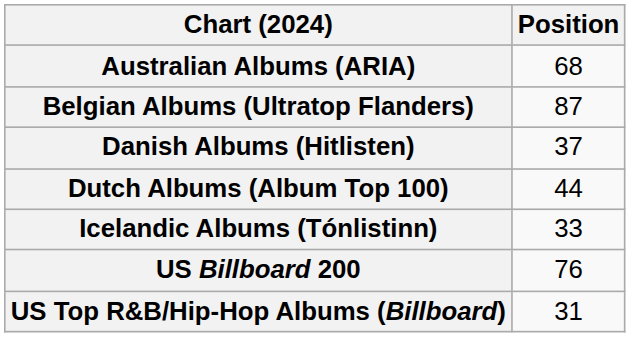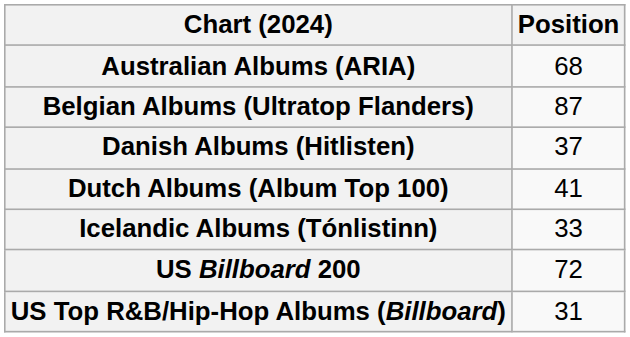(569, 188) 44 -> (569, 188) 41
(569, 270) 76 -> (569, 270) 72
